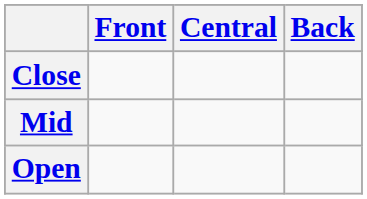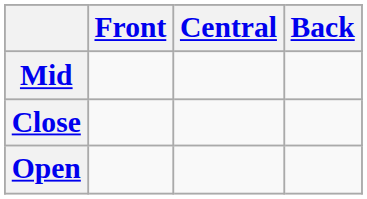rows swapped: (46, 74) <-> (46, 121)
